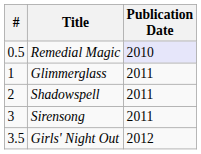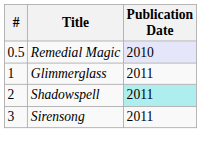(140, 95) no background -> (140, 95) paleturquoise background
- row: (75, 138)
